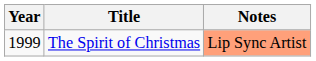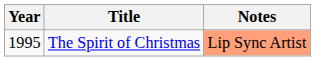(24, 42) 1999 -> (24, 42) 1995
